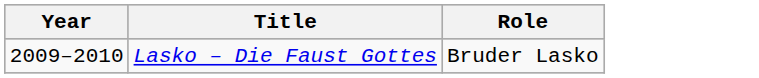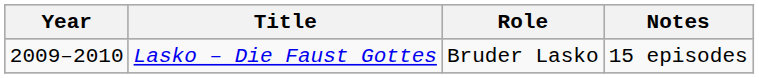+ column: (678, 22)
